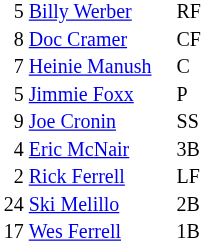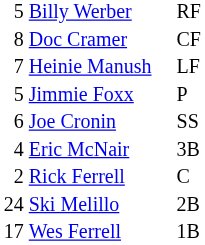(183, 66) C -> (188, 66) LF
(14, 121) 9 -> (14, 121) 6
(188, 176) LF -> (183, 176) C
